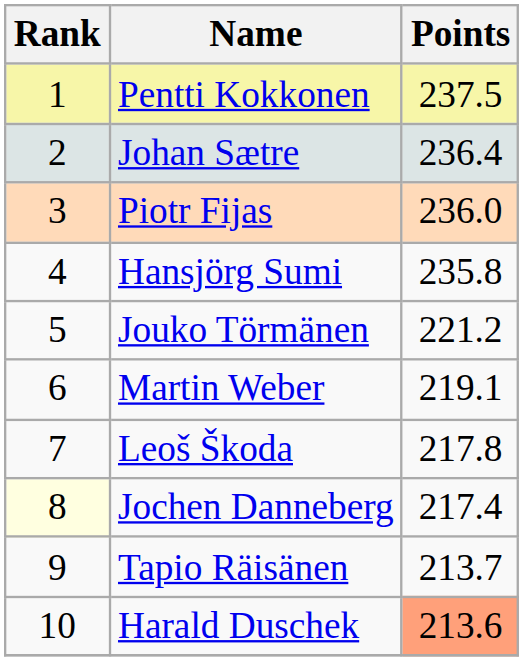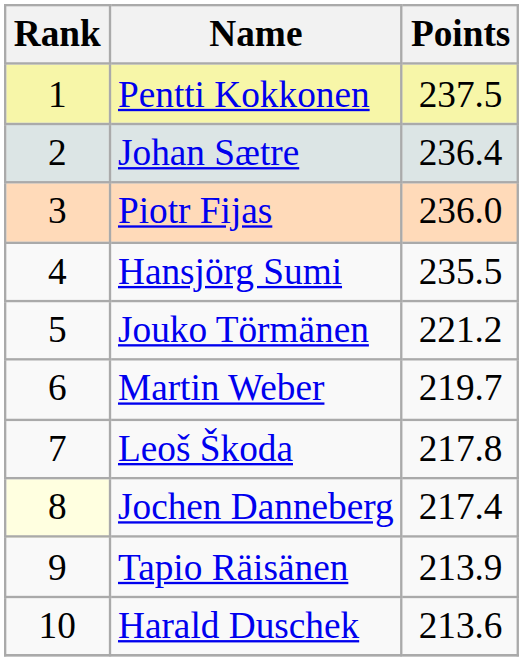(461, 270) 235.8 -> (461, 270) 235.5
(461, 388) 219.1 -> (461, 388) 219.7
(461, 566) 213.7 -> (461, 566) 213.9
(461, 625) lightsalmon background -> (461, 625) no background
